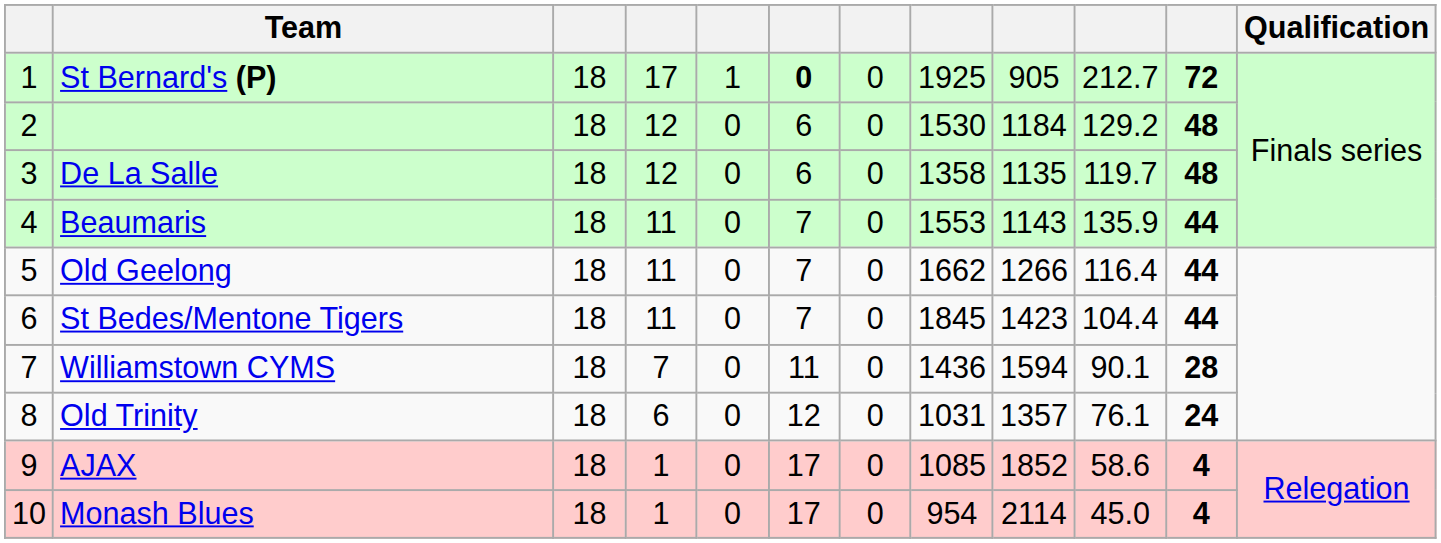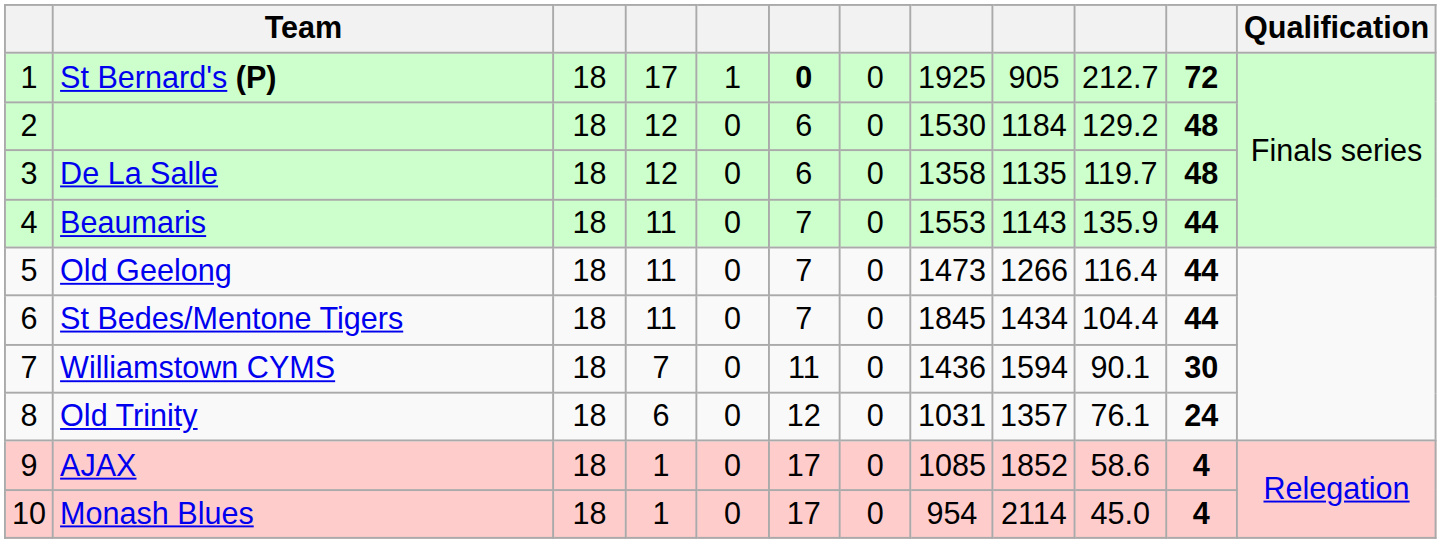(952, 271) 1662 -> (952, 271) 1473
(1034, 319) 1423 -> (1034, 319) 1434
(1201, 367) 28 -> (1201, 367) 30
